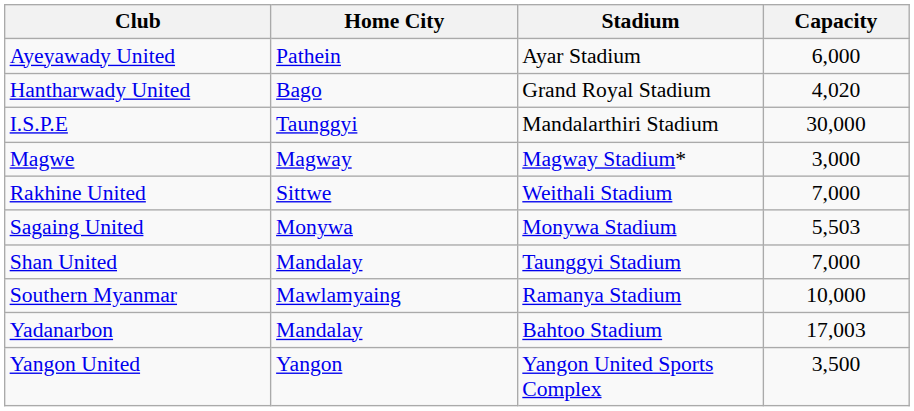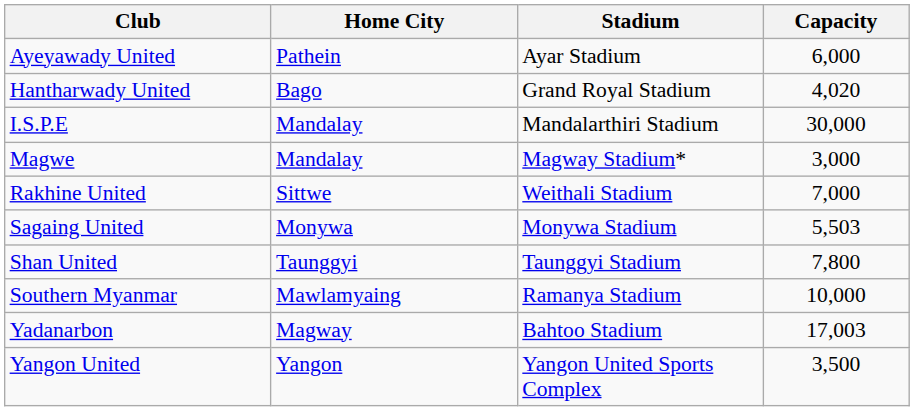(317, 124) Taunggyi -> (319, 124) Mandalay
(314, 158) Magway -> (319, 158) Mandalay
(319, 261) Mandalay -> (317, 261) Taunggyi
(836, 261) 7,000 -> (836, 261) 7,800
(319, 329) Mandalay -> (314, 329) Magway
